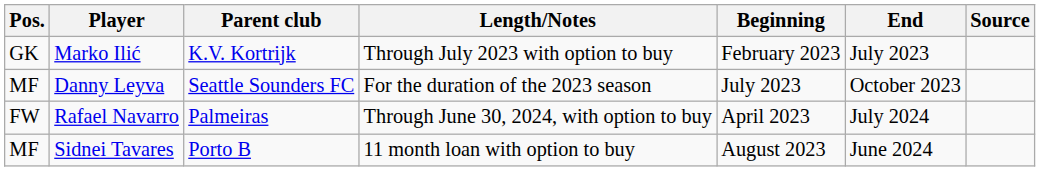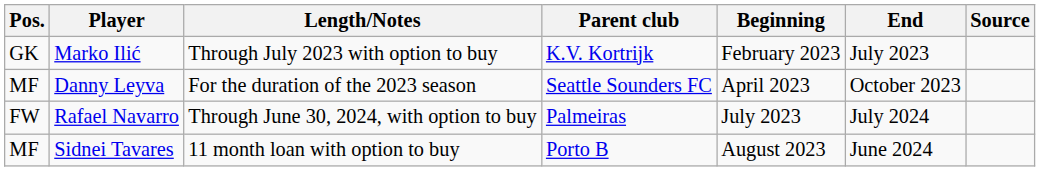columns swapped: (271, 20) <-> (538, 20)
(761, 85) July 2023 -> (766, 85) April 2023
(766, 117) April 2023 -> (761, 117) July 2023
